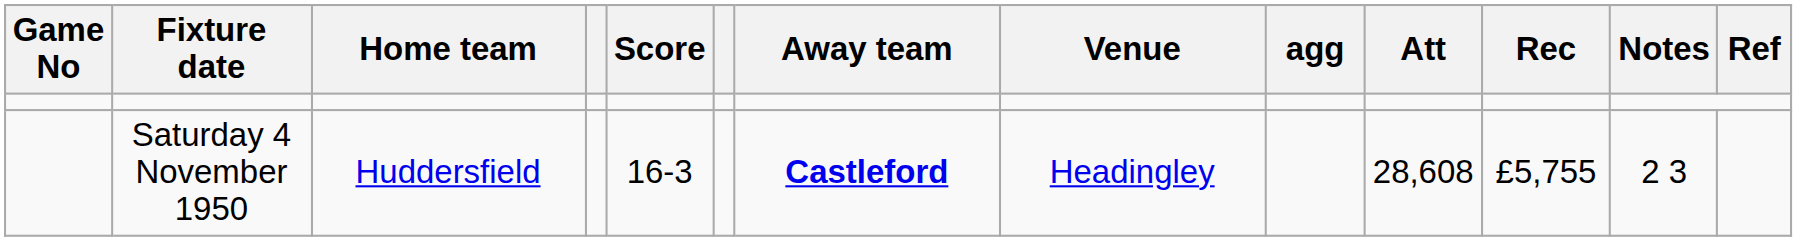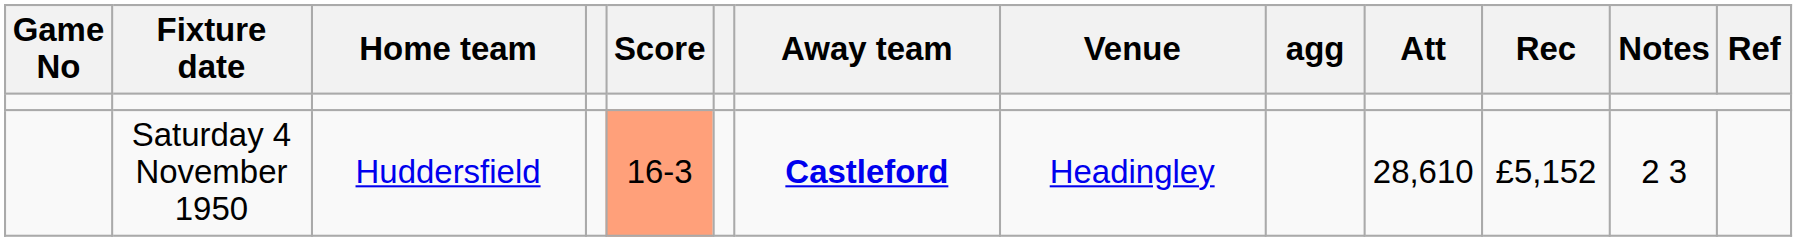(660, 172) no background -> (660, 172) lightsalmon background
(1423, 172) 28,608 -> (1423, 172) 28,610
(1546, 172) £5,755 -> (1546, 172) £5,152
